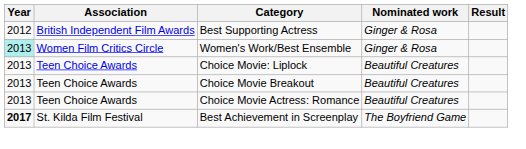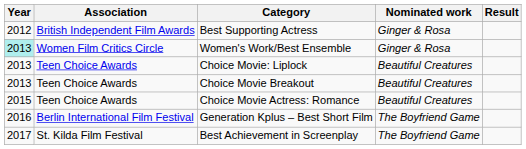(19, 100) 2013 -> (19, 100) 2015
+ row: (286, 118)
(19, 118) bold -> (19, 135) normal
